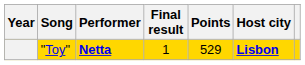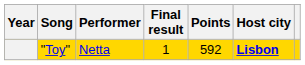(95, 50) bold -> (94, 50) normal
(211, 50) 529 -> (211, 50) 592
